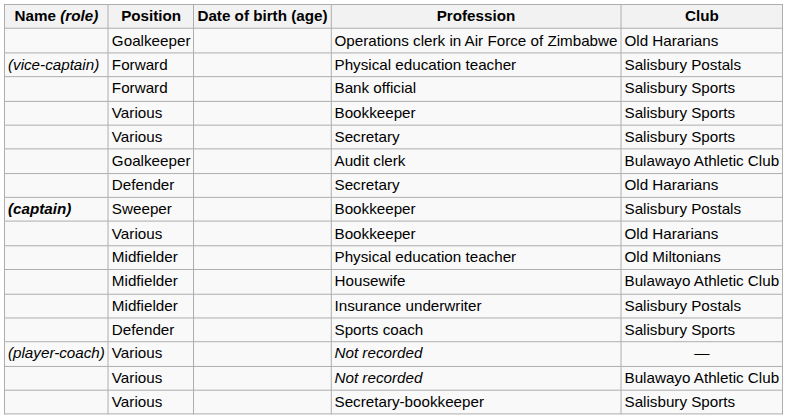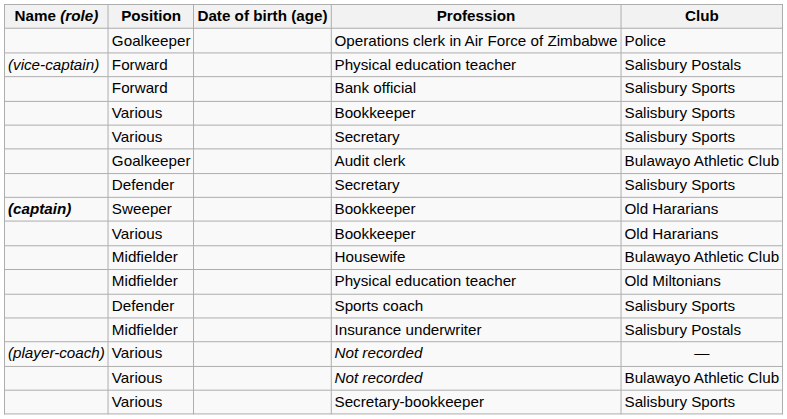(671, 40) Old Hararians -> (645, 40) Police
(671, 185) Old Hararians -> (680, 185) Salisbury Sports
(683, 209) Salisbury Postals -> (671, 209) Old Hararians
rows swapped: (145, 281) <-> (145, 257)
rows swapped: (145, 305) <-> (143, 329)
